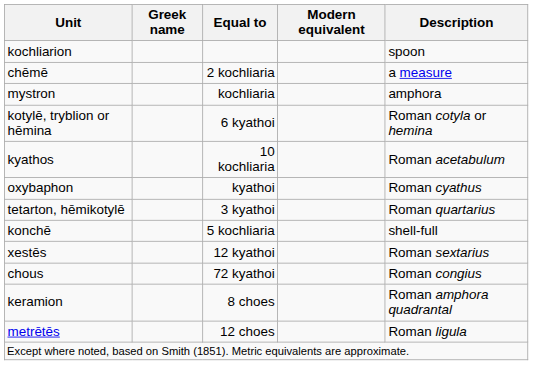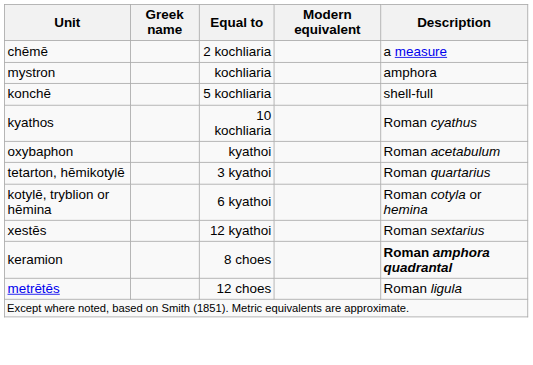- row: (40, 51)
rows swapped: (29, 231) <-> (58, 123)
(447, 159) Roman acetabulum -> (430, 123) Roman cyathus
(435, 188) Roman cyathus -> (442, 151) Roman acetabulum
- row: (25, 273)
(438, 302) normal -> (437, 259) bold
